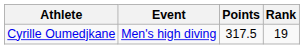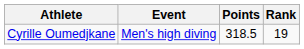(241, 34) 317.5 -> (241, 34) 318.5
